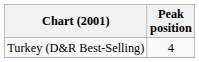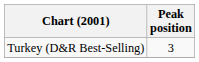(171, 47) 4 -> (171, 47) 3
